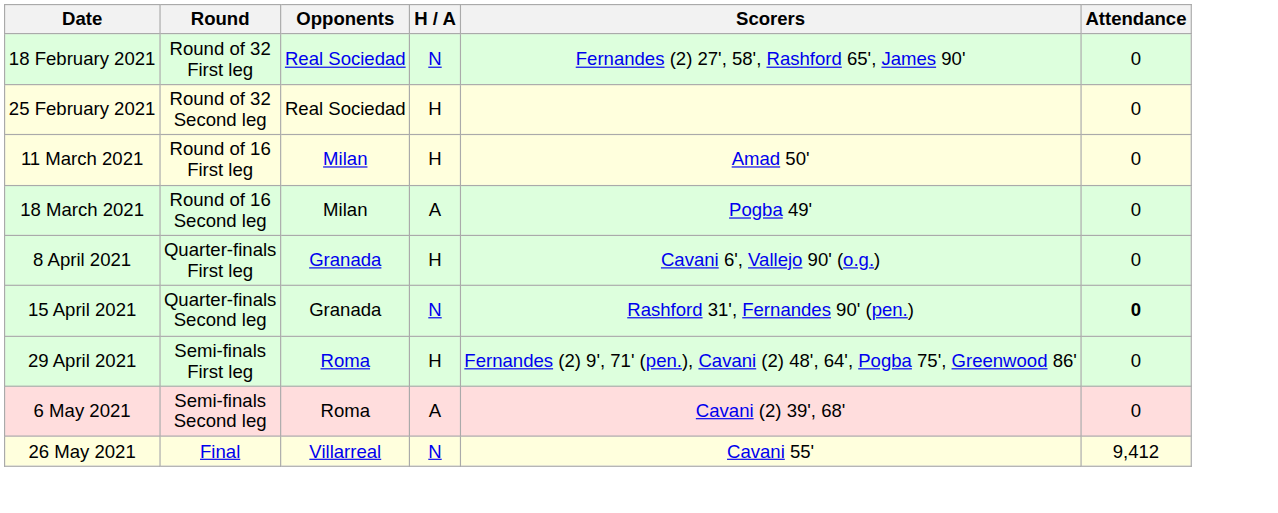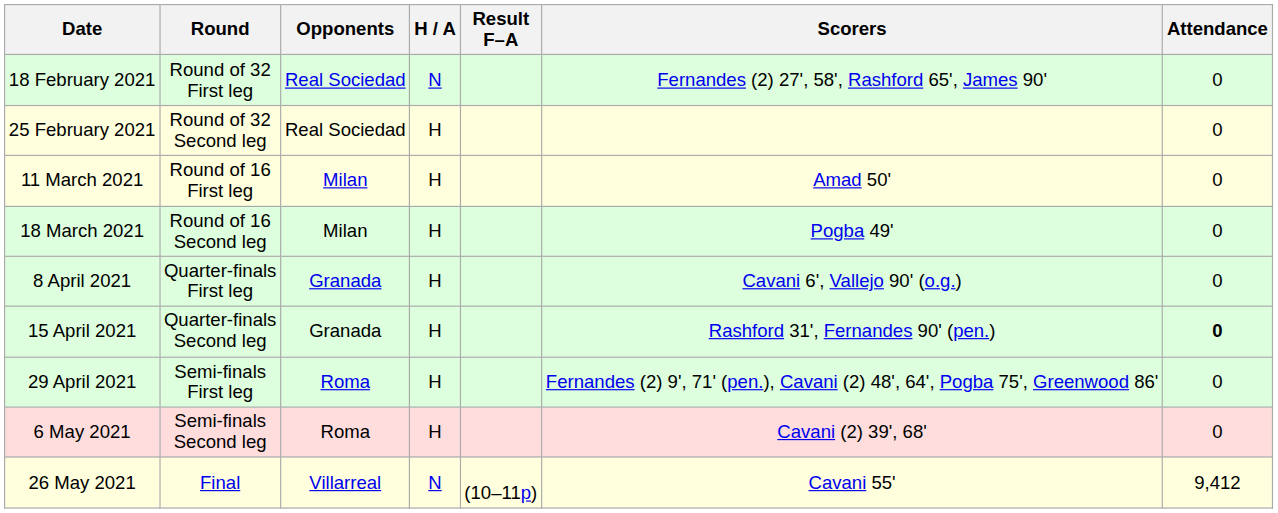+ column: (501, 29)
(435, 210) A -> (435, 230) H
(435, 310) N -> (435, 331) H
(435, 411) A -> (435, 432) H
